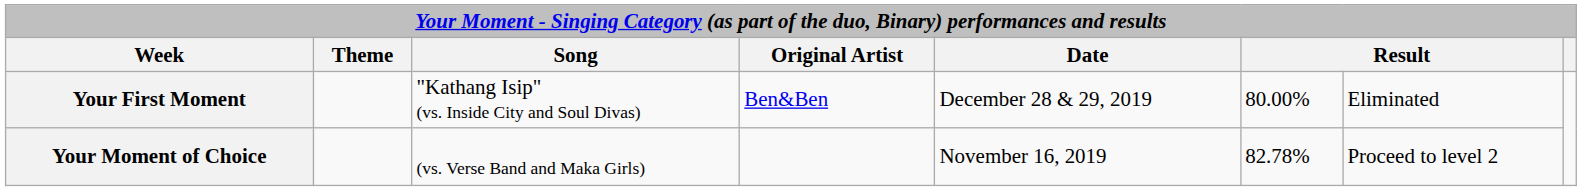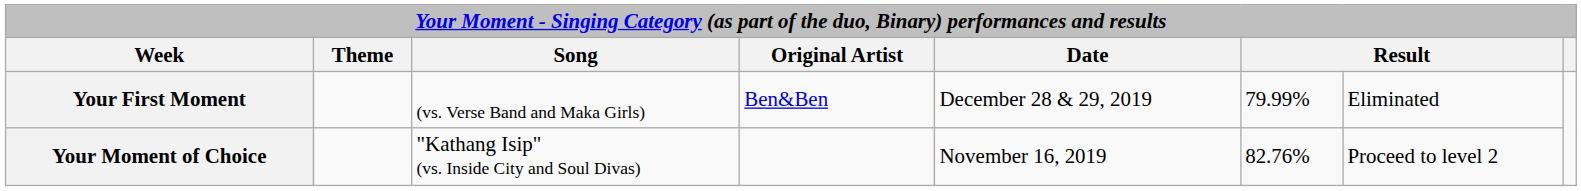(529, 99) "Kathang Isip" (vs. Inside City and Soul Divas) -> (531, 112) (vs. Verse Band and Maka Girls)
(1277, 99) 80.00% -> (1277, 99) 79.99%
(531, 169) (vs. Verse Band and Maka Girls) -> (529, 156) "Kathang Isip" (vs. Inside City and Soul Divas)
(1277, 156) 82.78% -> (1277, 156) 82.76%
